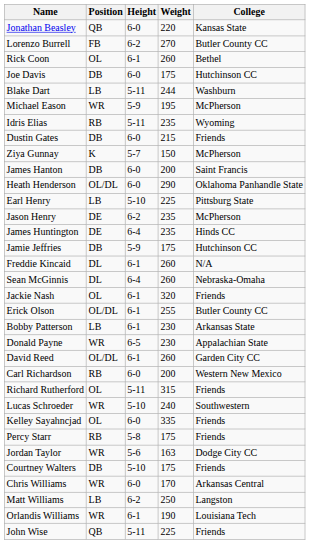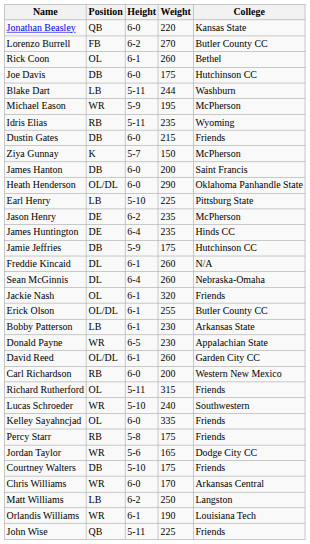(168, 452) 163 -> (168, 452) 165
